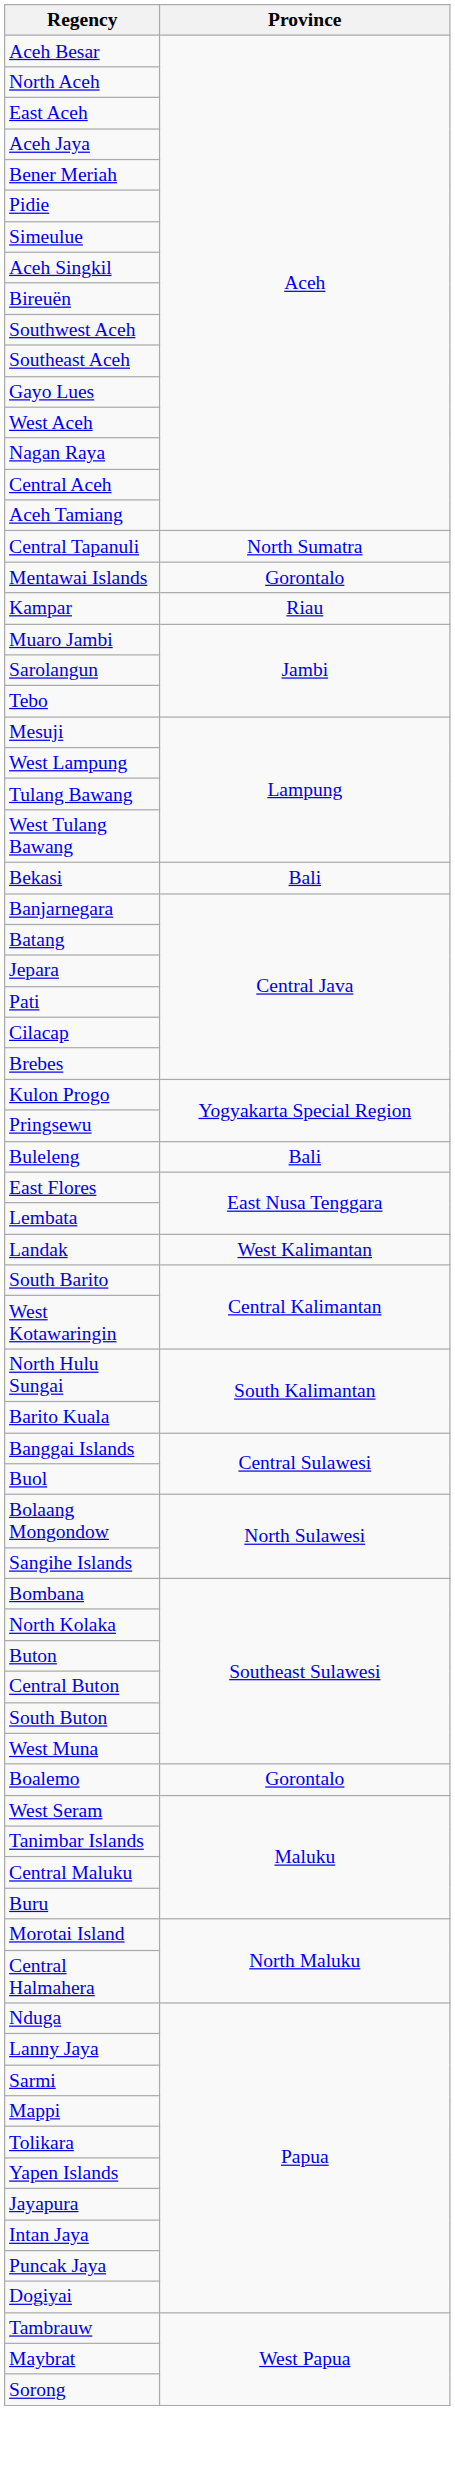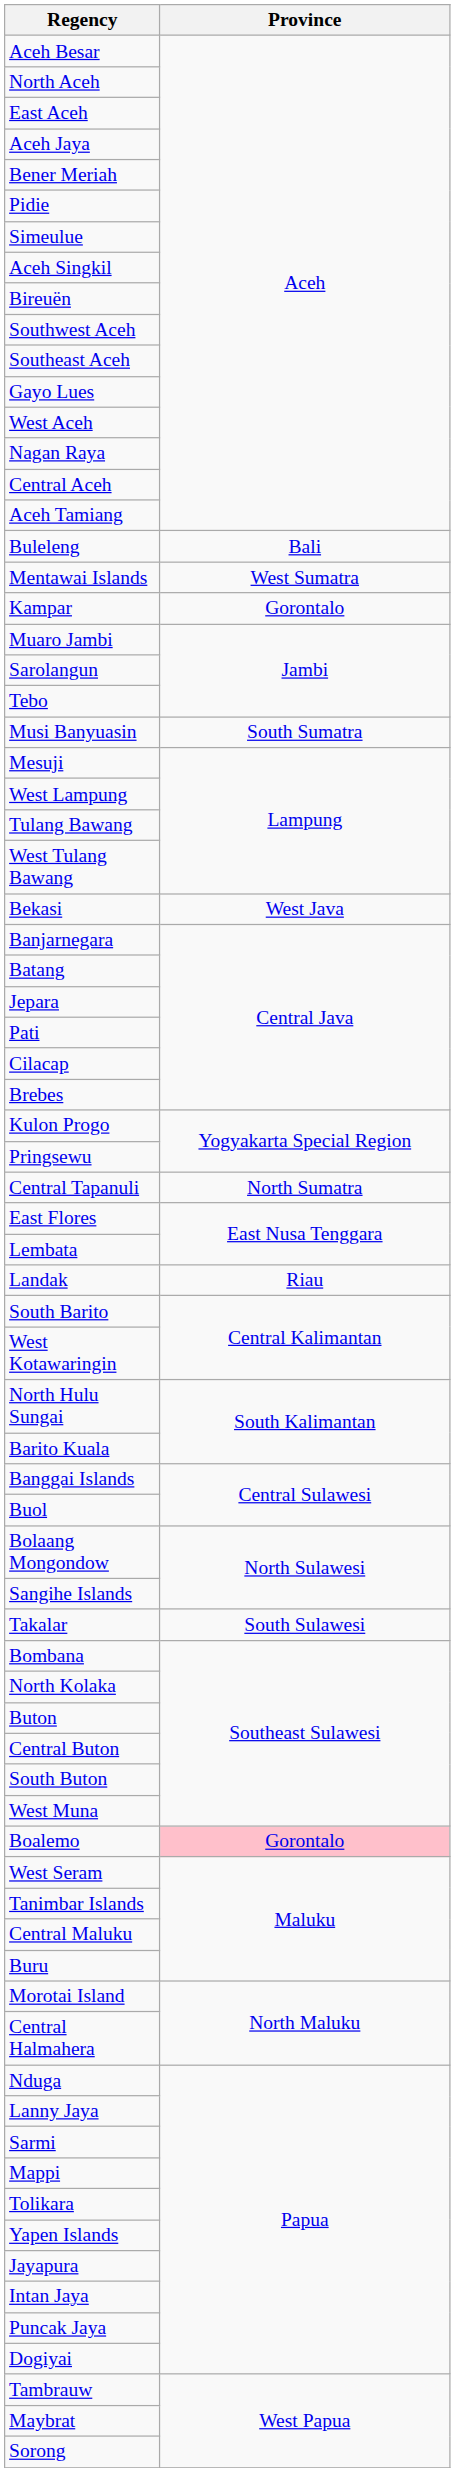rows swapped: (74, 546) <-> (44, 1156)
(305, 577) Gorontalo -> (305, 577) West Sumatra
(305, 608) Riau -> (305, 608) Gorontalo
+ row: (73, 732)
(305, 877) Bali -> (305, 908) West Java
(305, 1249) West Kalimantan -> (305, 1280) Riau
+ row: (38, 1624)
(305, 1779) no background -> (305, 1841) pink background
